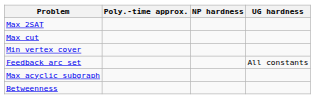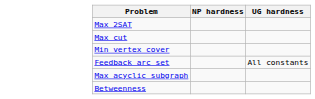- column: (146, 11)
